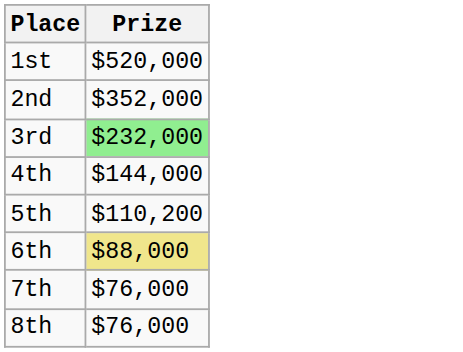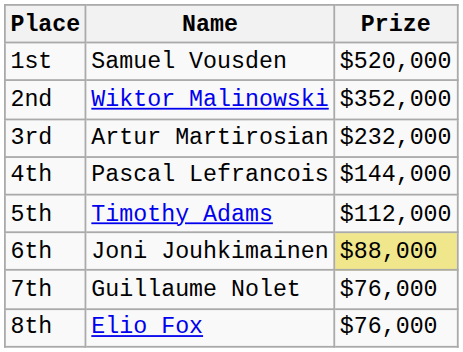+ column: (210, 24)
(147, 138) lightgreen background -> (396, 138) no background
(147, 213) $110,200 -> (396, 213) $112,000
